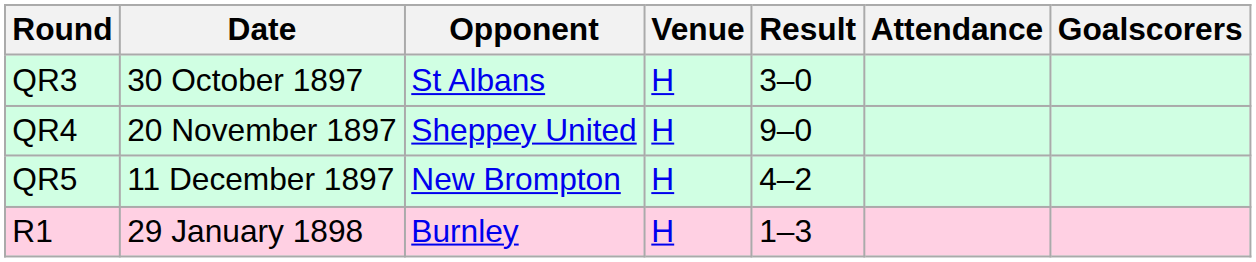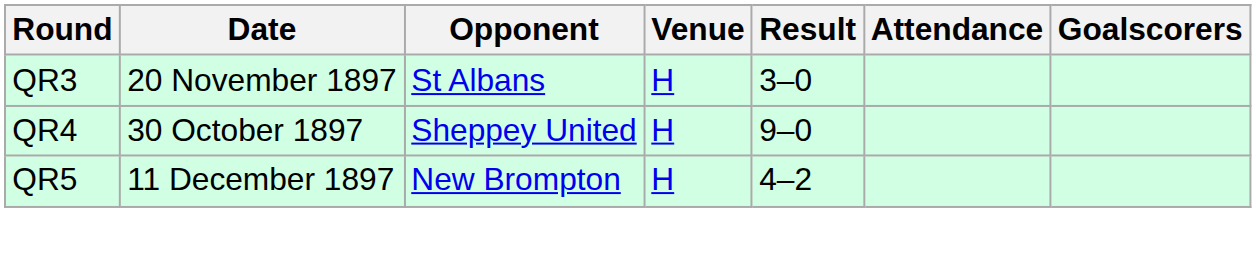(245, 79) 30 October 1897 -> (262, 79) 20 November 1897
(262, 130) 20 November 1897 -> (245, 130) 30 October 1897
- row: (33, 230)
